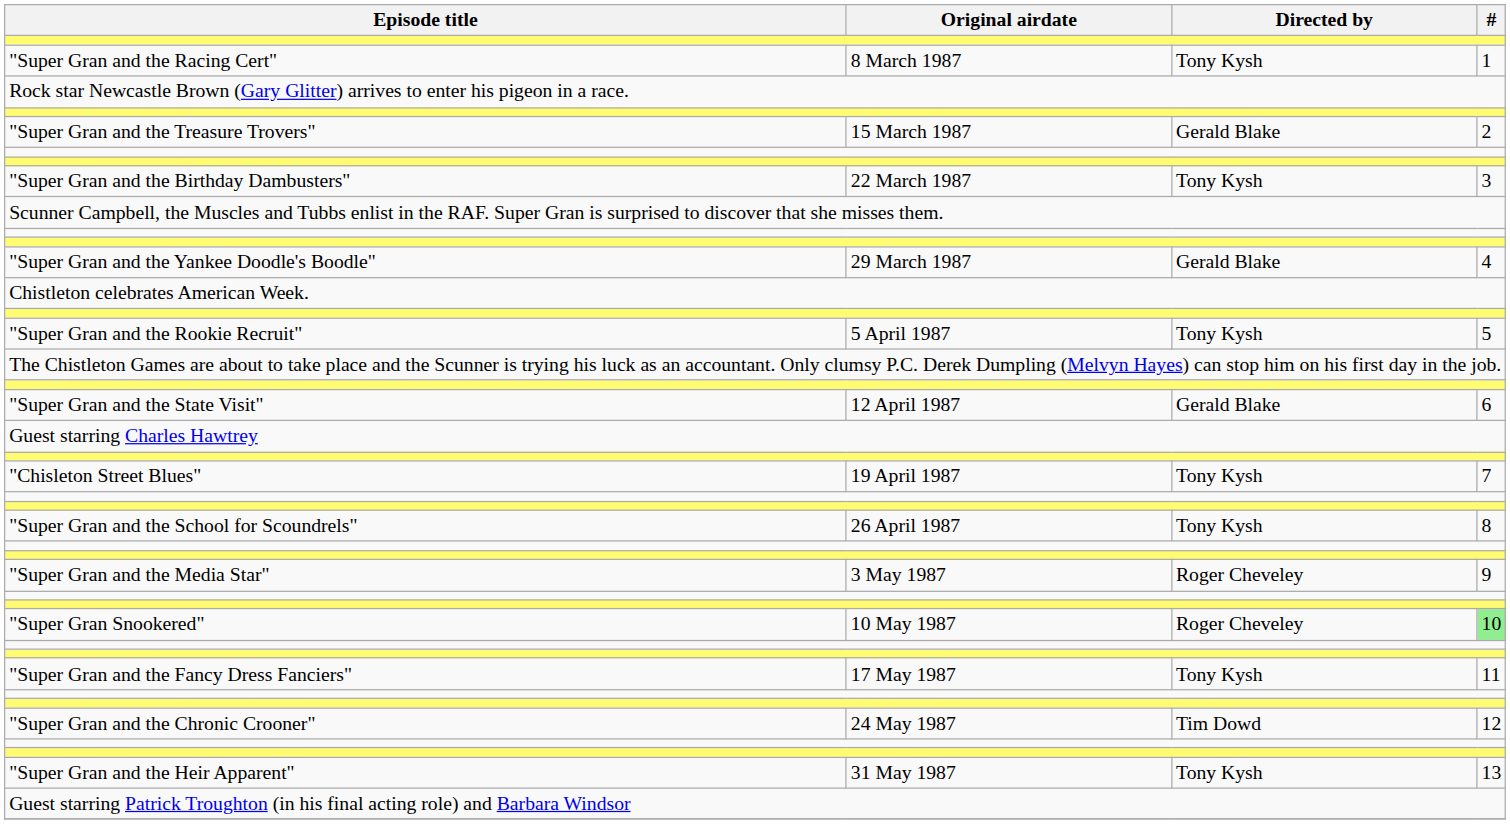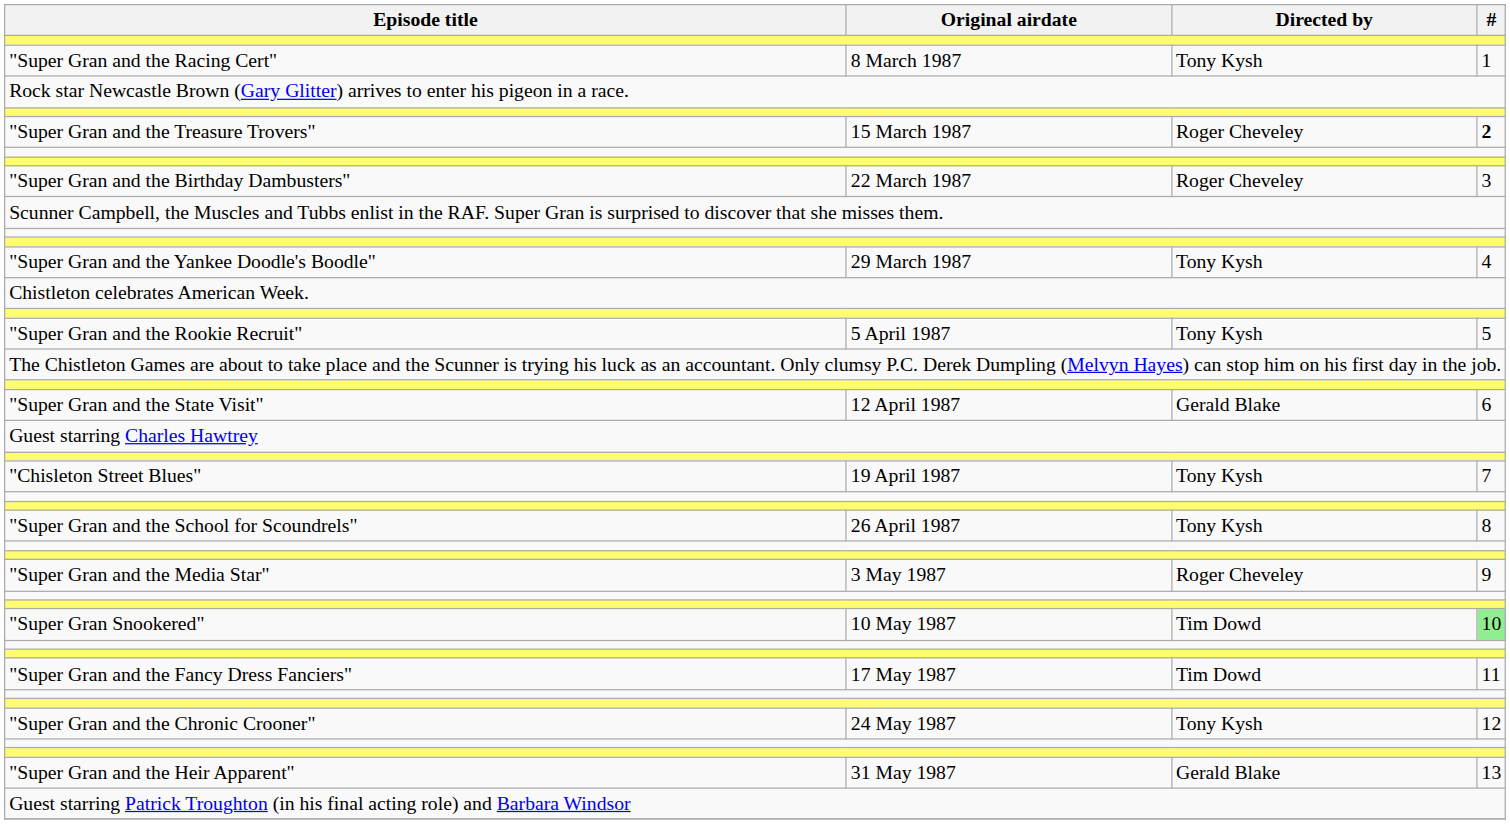(1228, 131) Gerald Blake -> (1240, 131) Roger Cheveley
(1486, 131) normal -> (1486, 131) bold
(1219, 181) Tony Kysh -> (1240, 181) Roger Cheveley
(1228, 261) Gerald Blake -> (1219, 261) Tony Kysh
(1240, 624) Roger Cheveley -> (1219, 624) Tim Dowd
(1219, 673) Tony Kysh -> (1219, 673) Tim Dowd
(1219, 723) Tim Dowd -> (1219, 723) Tony Kysh
(1219, 772) Tony Kysh -> (1228, 772) Gerald Blake
